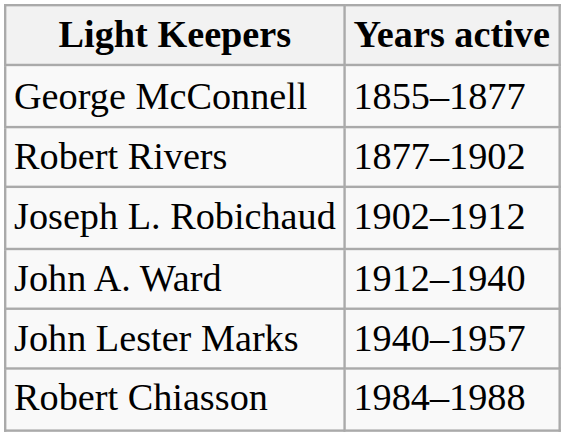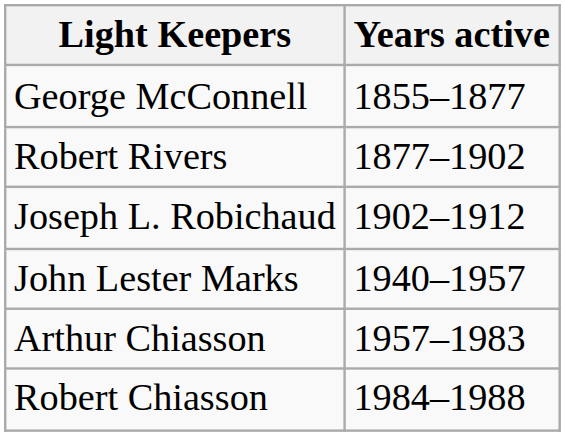- row: (118, 277)
+ row: (140, 338)
